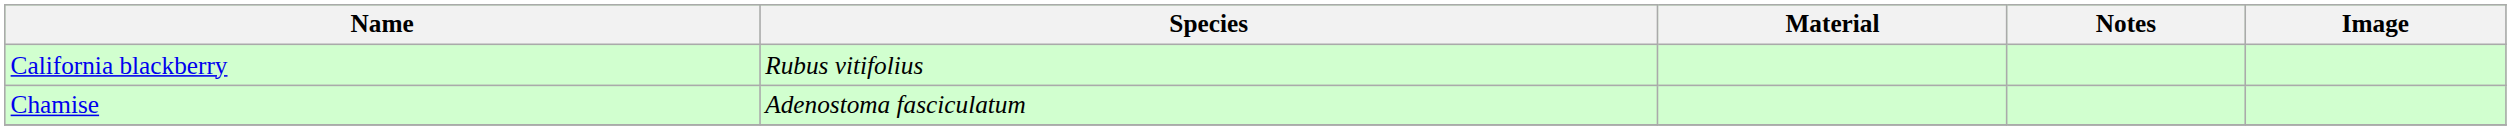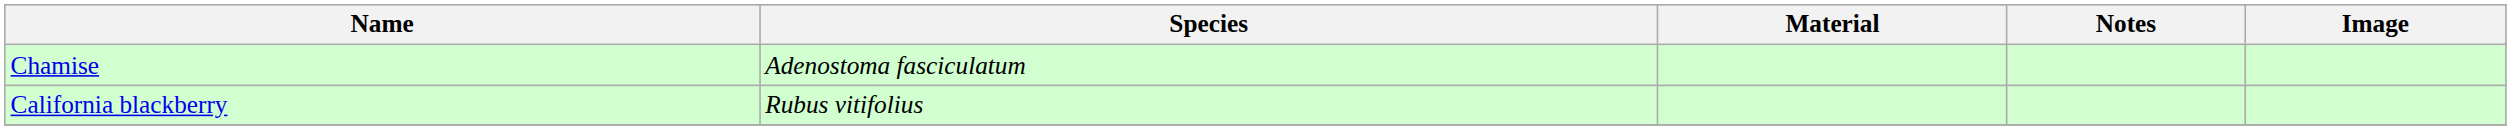rows swapped: (119, 64) <-> (55, 104)
